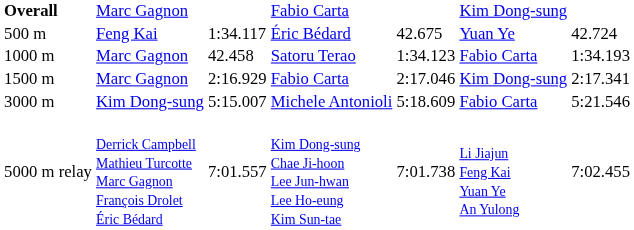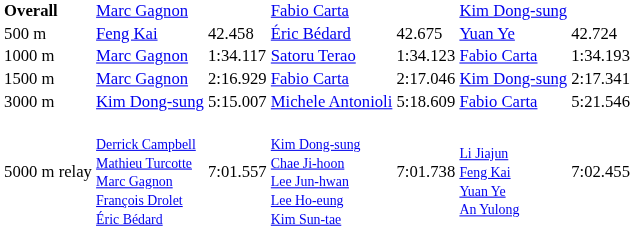(237, 33) 1:34.117 -> (231, 33) 42.458
(231, 56) 42.458 -> (237, 56) 1:34.117
